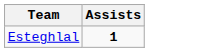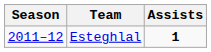+ column: (36, 15)
